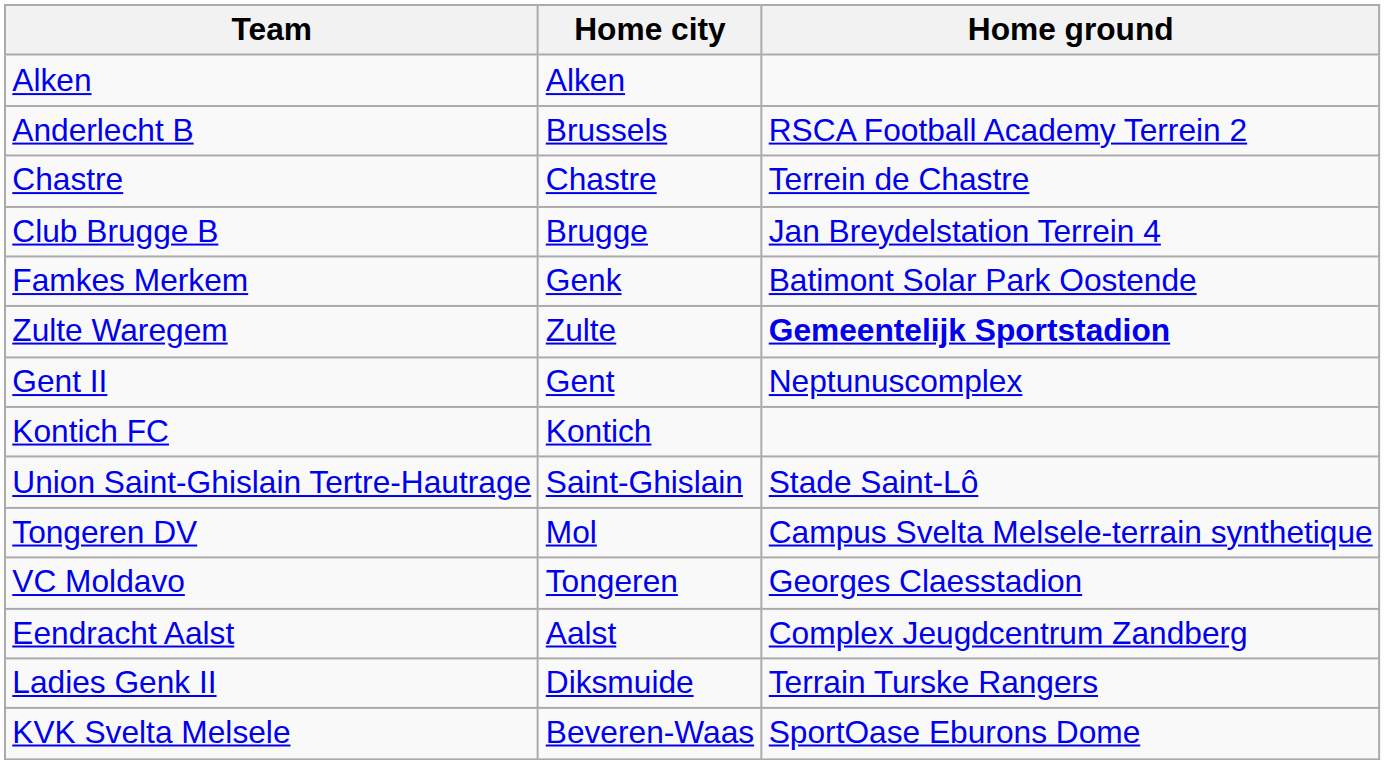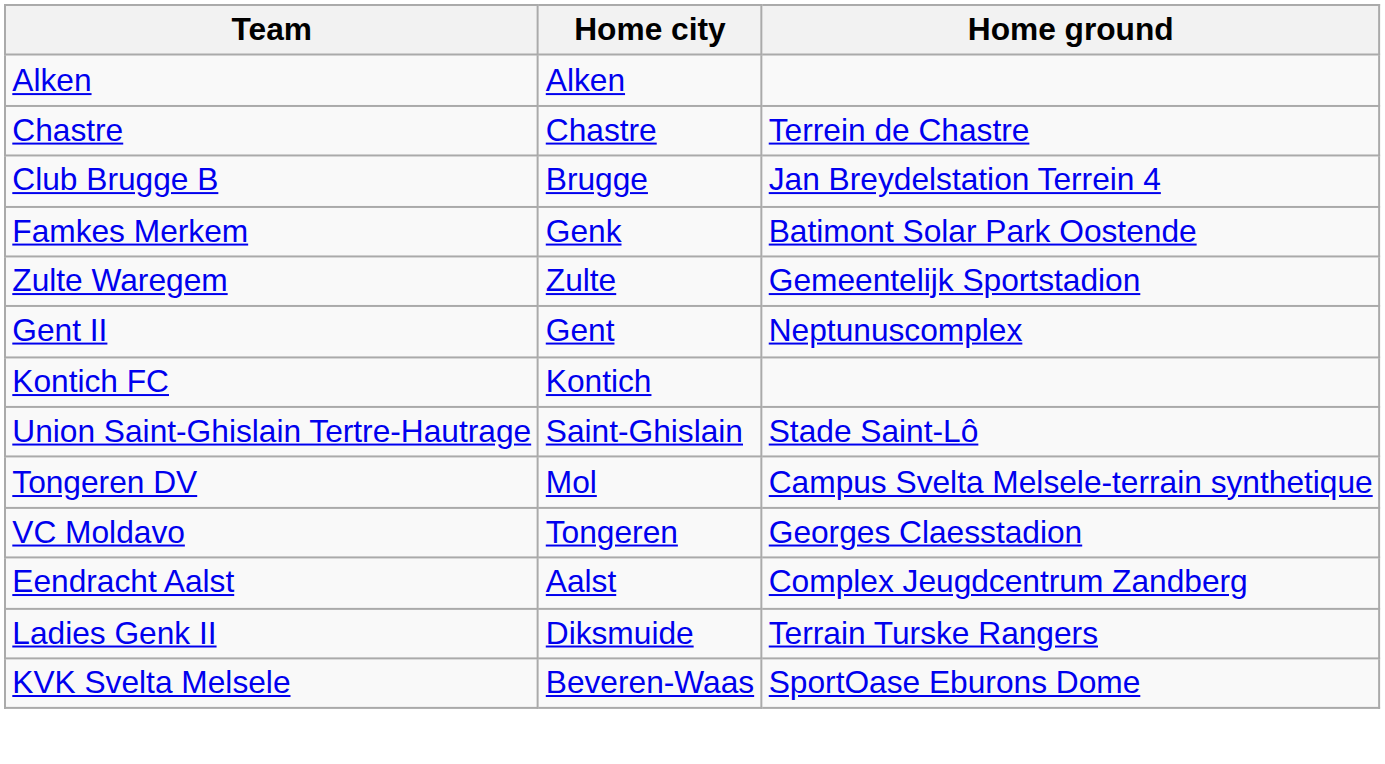- row: (103, 130)
(969, 331) bold -> (955, 280) normal
